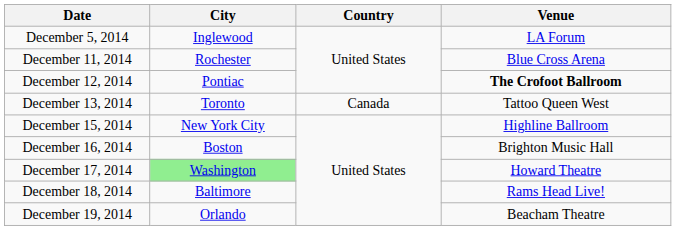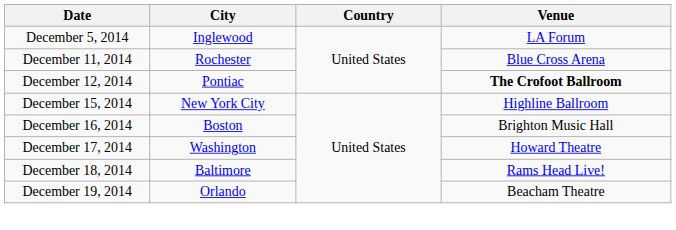- row: (77, 103)
(223, 170) lightgreen background -> (223, 147) no background
